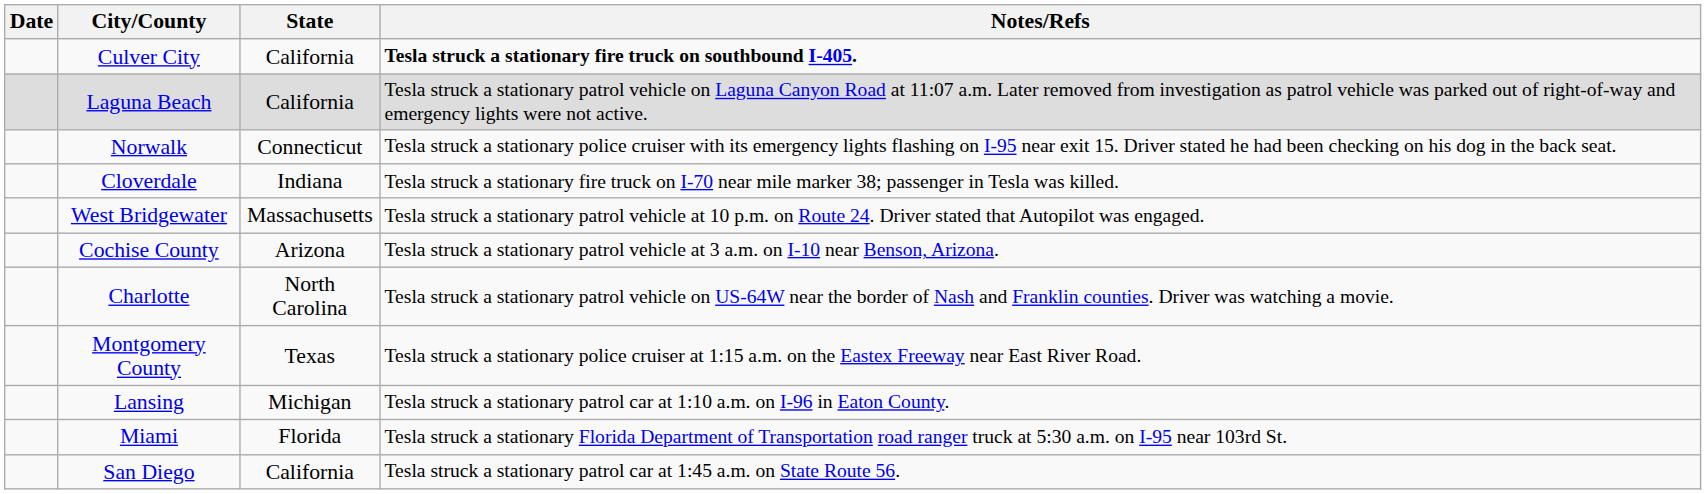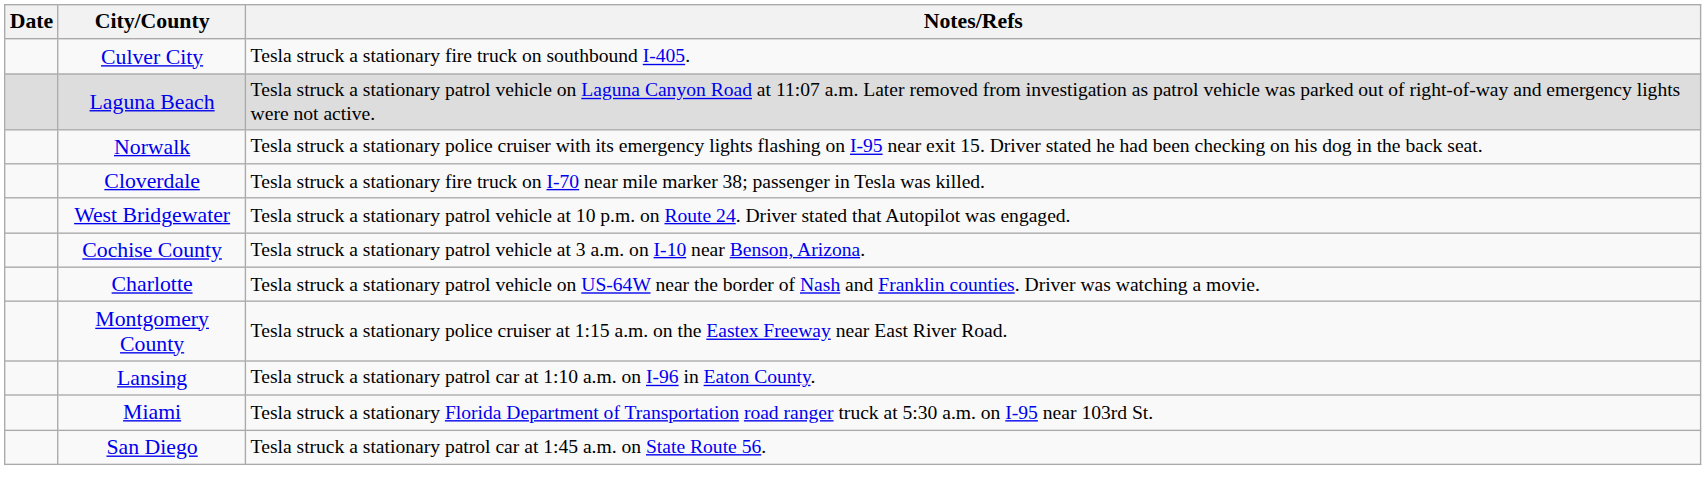- column: (310, 21)
(621, 56) bold -> (470, 56) normal
